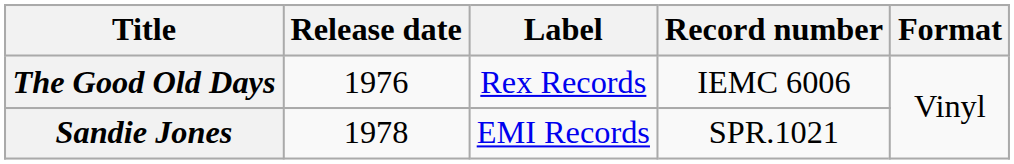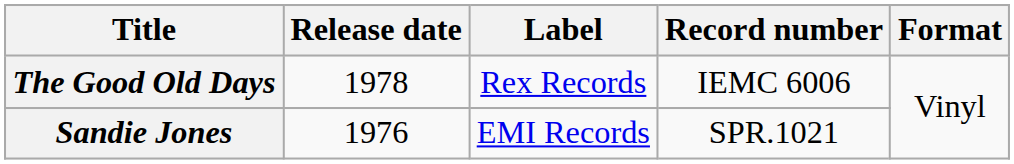(376, 81) 1976 -> (376, 81) 1978
(376, 132) 1978 -> (376, 132) 1976
